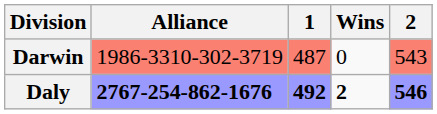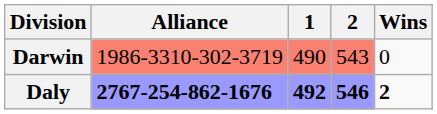columns swapped: (411, 21) <-> (360, 21)
(309, 56) 487 -> (309, 56) 490
